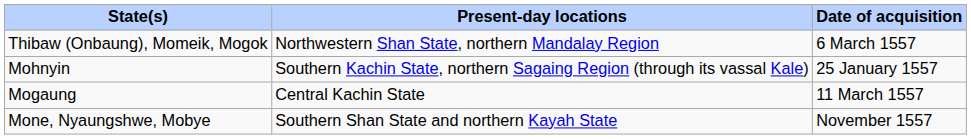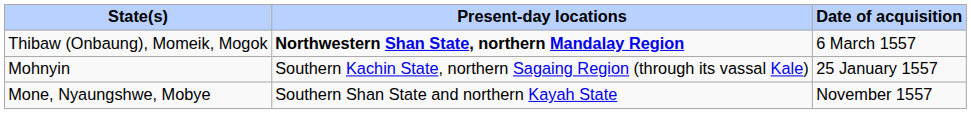(467, 43) normal -> (480, 43) bold
- row: (42, 95)
